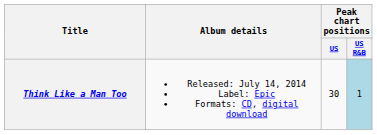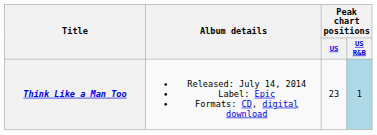(334, 94) 30 -> (334, 94) 23
